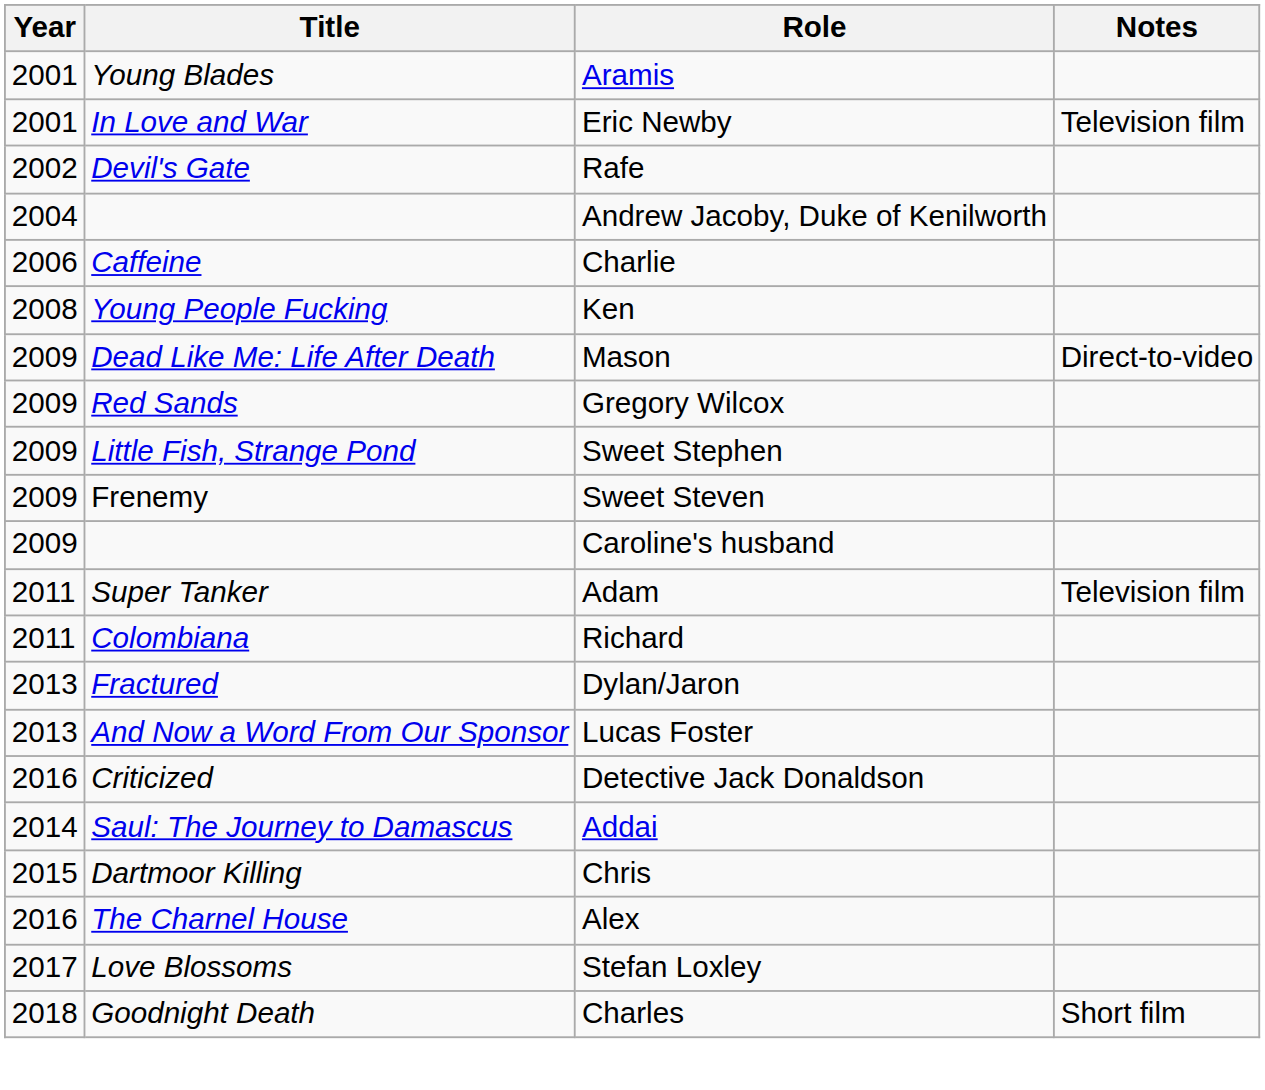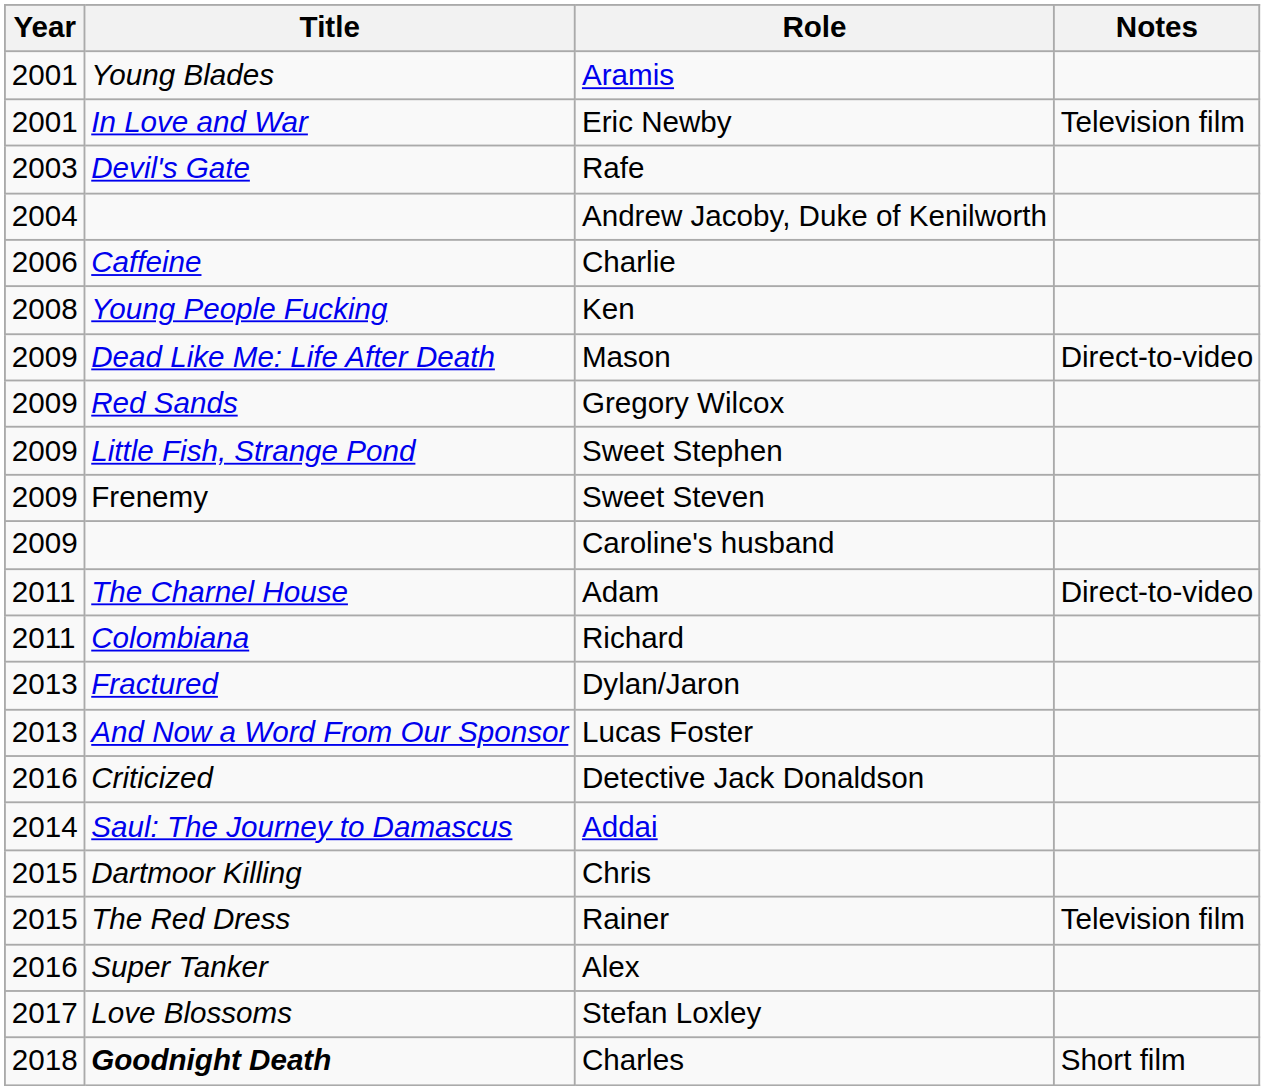(45, 168) 2002 -> (45, 168) 2003
(180, 591) Super Tanker -> (220, 591) The Charnel House
(1153, 591) Television film -> (1157, 591) Direct-to-video
+ row: (626, 919)
(220, 919) The Charnel House -> (180, 966) Super Tanker
(203, 1013) normal -> (211, 1060) bold
